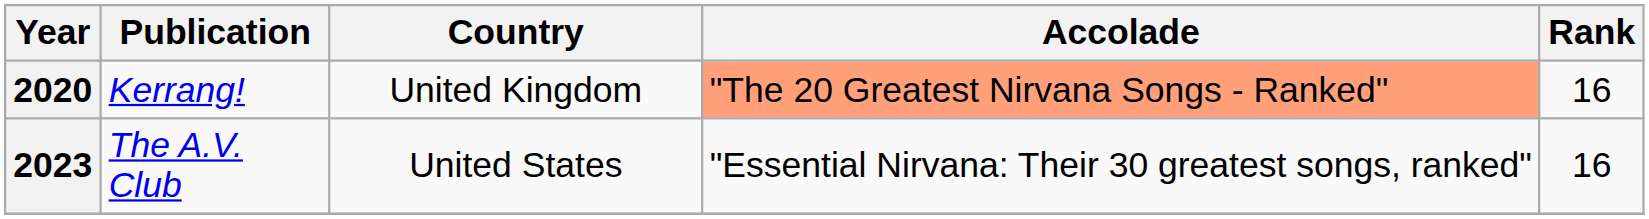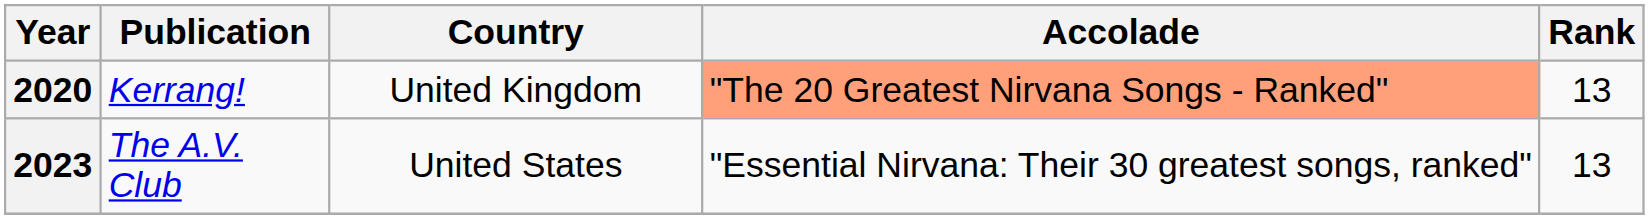(1592, 88) 16 -> (1592, 88) 13
(1592, 165) 16 -> (1592, 165) 13
